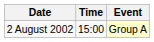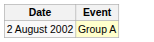- column: (91, 12)
